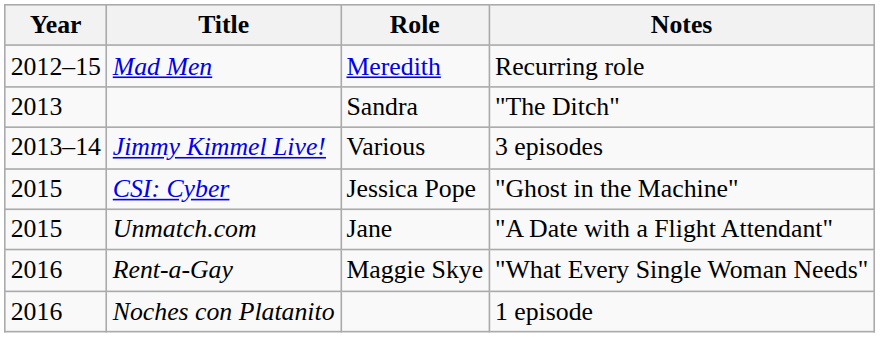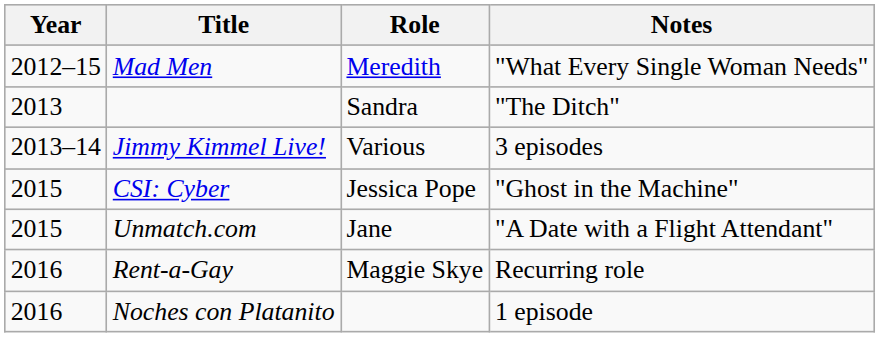(570, 65) Recurring role -> (682, 65) "What Every Single Woman Needs"
(682, 270) "What Every Single Woman Needs" -> (570, 270) Recurring role
